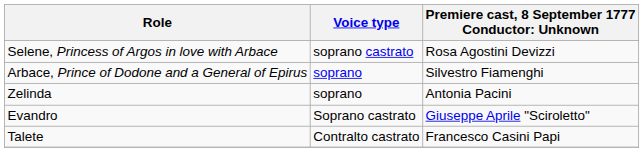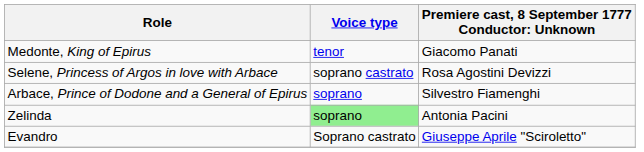+ row: (79, 51)
(338, 94) no background -> (338, 115) lightgreen background
- row: (25, 136)
